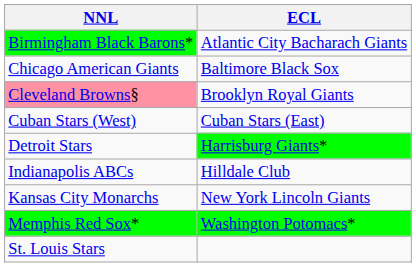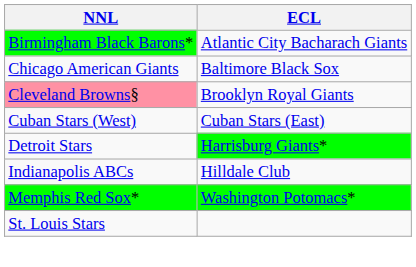- row: (83, 197)
